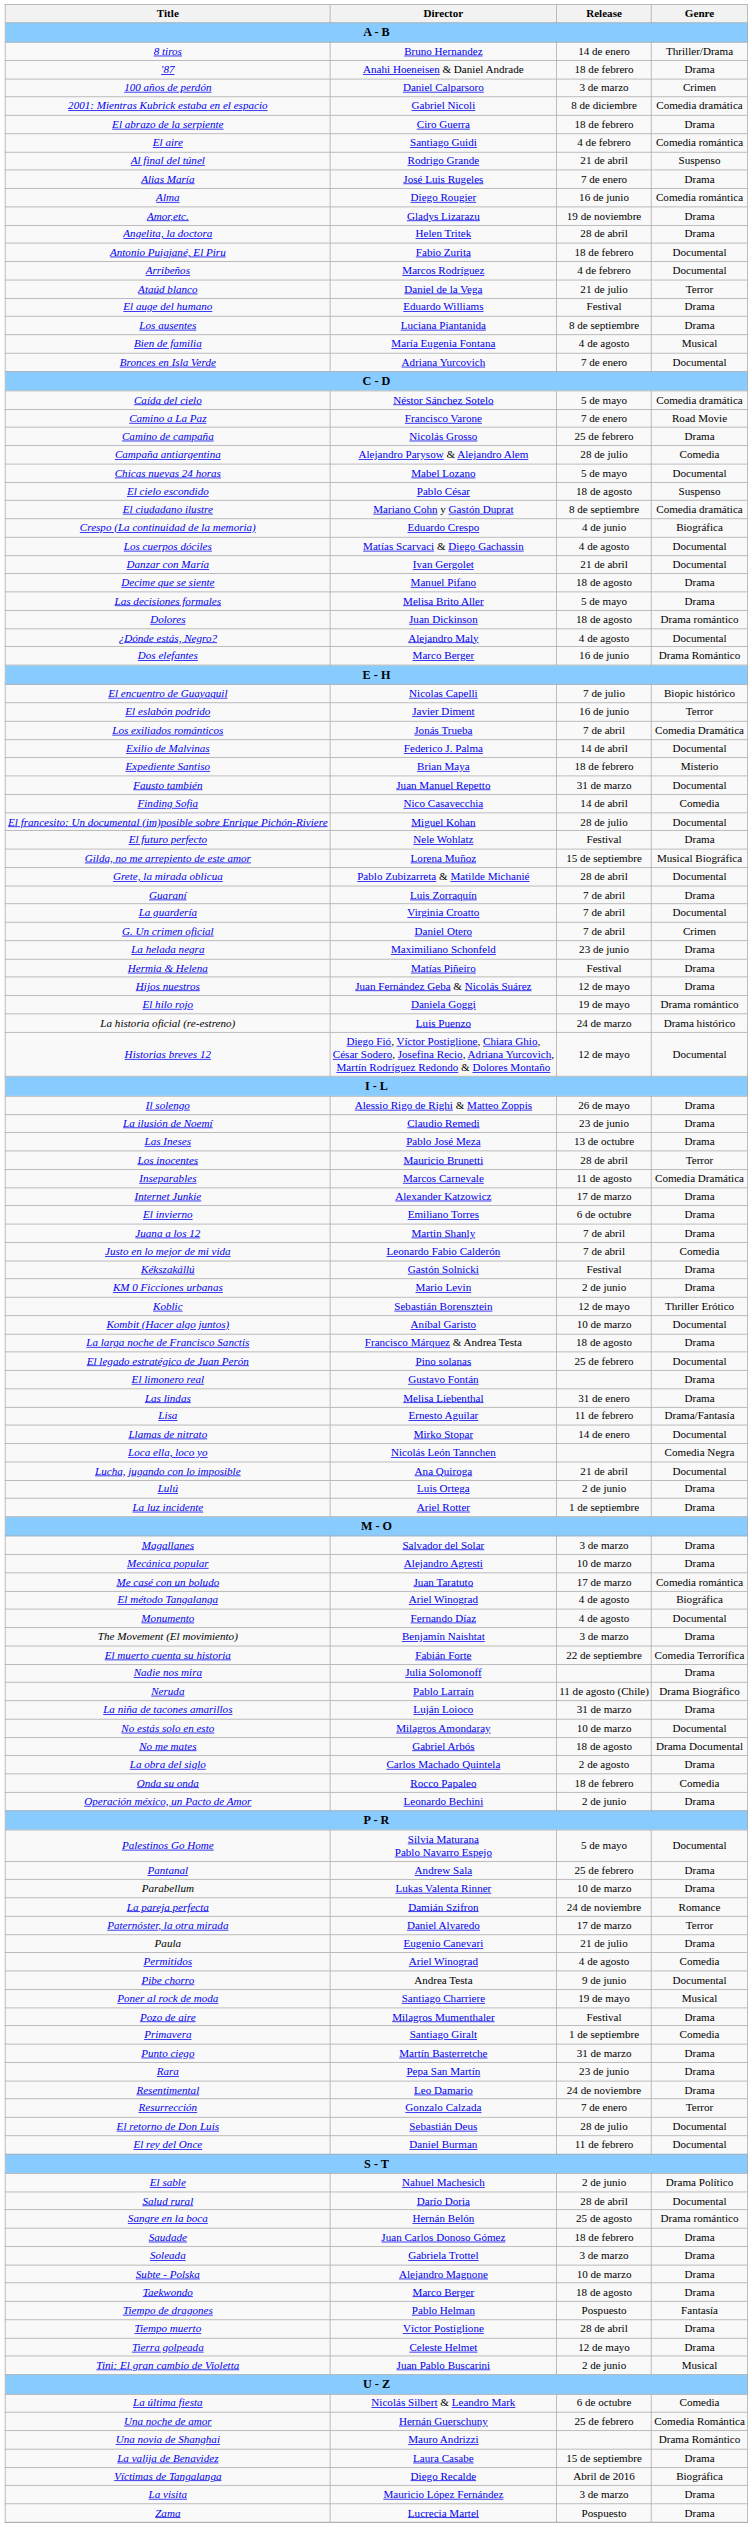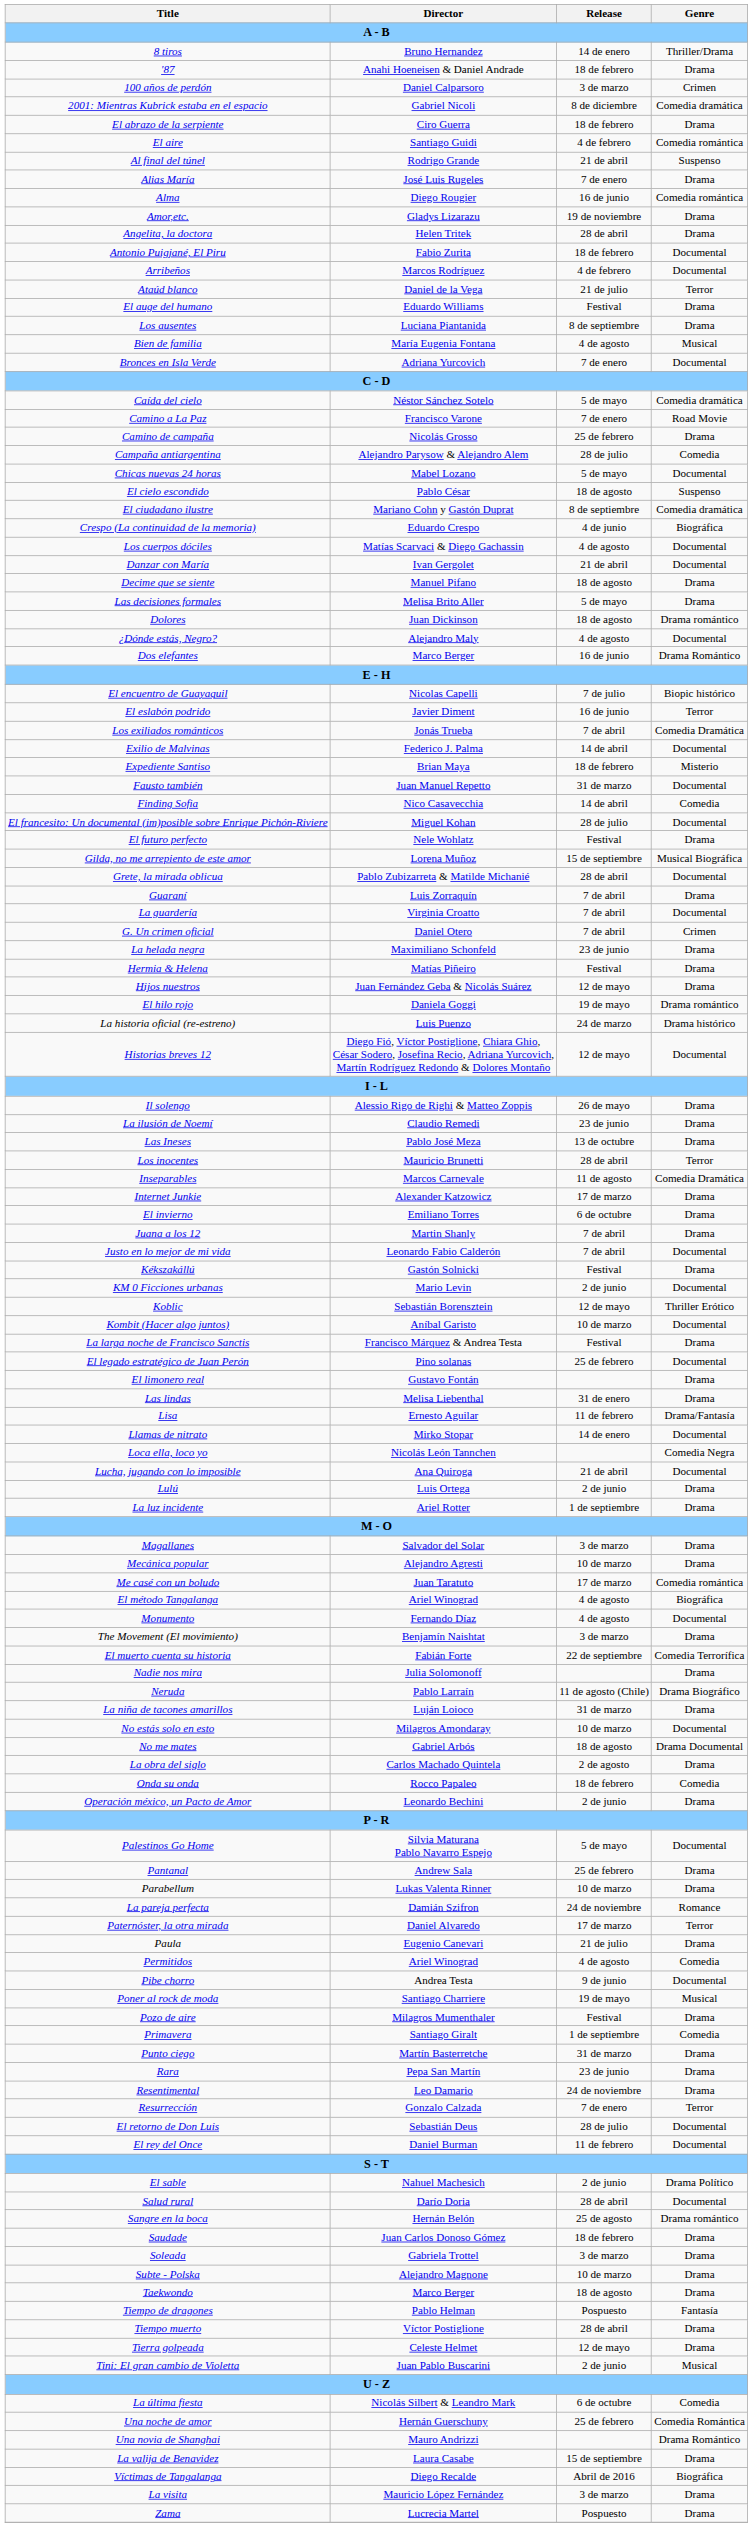(700, 1252) Comedia -> (700, 1252) Documental
(700, 1288) Drama -> (700, 1288) Documental
(604, 1343) 18 de agosto -> (604, 1343) Festival
